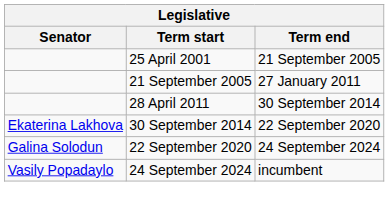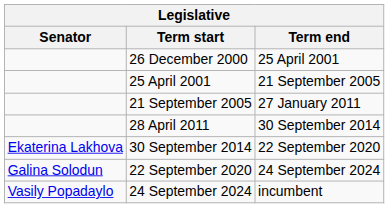+ row: (189, 59)
